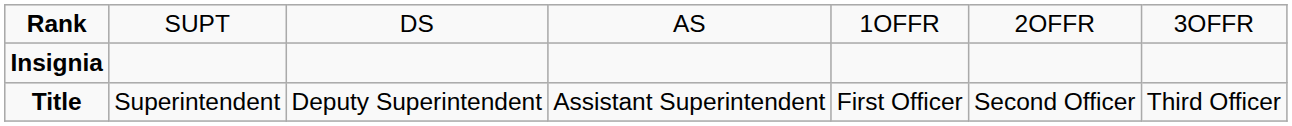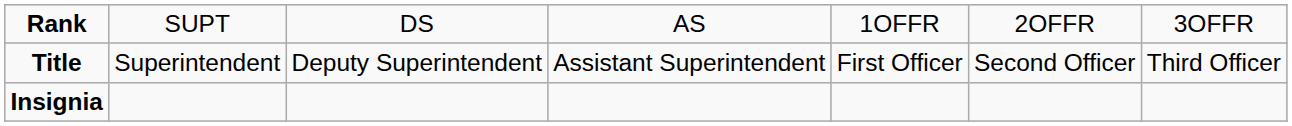rows swapped: (57, 62) <-> (57, 101)
